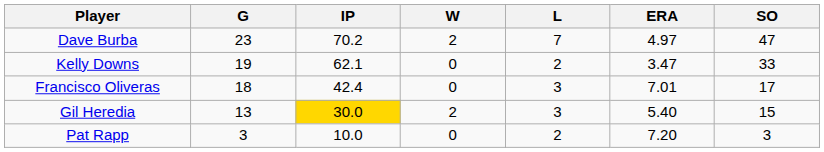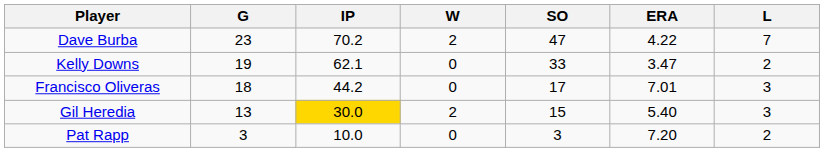columns swapped: (557, 16) <-> (767, 16)
(662, 40) 4.97 -> (662, 40) 4.22
(348, 87) 42.4 -> (348, 87) 44.2
